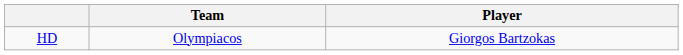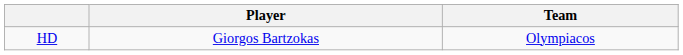columns swapped: (502, 15) <-> (207, 15)
